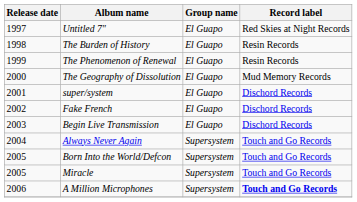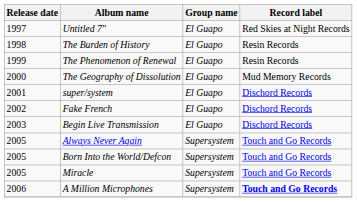(16, 141) 2004 -> (16, 141) 2005
